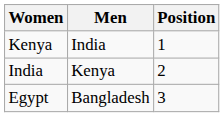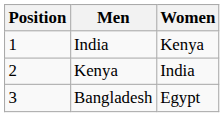columns swapped: (186, 17) <-> (36, 17)
